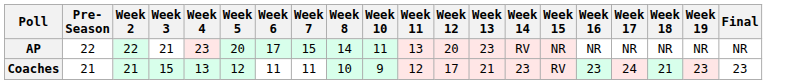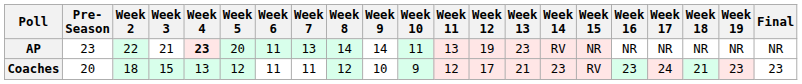+ column: (380, 22)
(88, 49) 22 -> (88, 49) 23
(202, 49) normal -> (202, 49) bold
(273, 49) 17 -> (273, 49) 11
(309, 49) 15 -> (309, 49) 13
(451, 49) 20 -> (487, 49) 19
(88, 69) 21 -> (88, 69) 20
(131, 69) 21 -> (131, 69) 18
(344, 69) 10 -> (344, 69) 12
